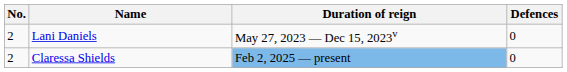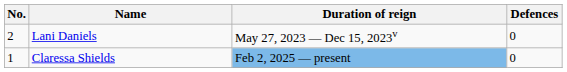(10, 58) 2 -> (10, 58) 1
